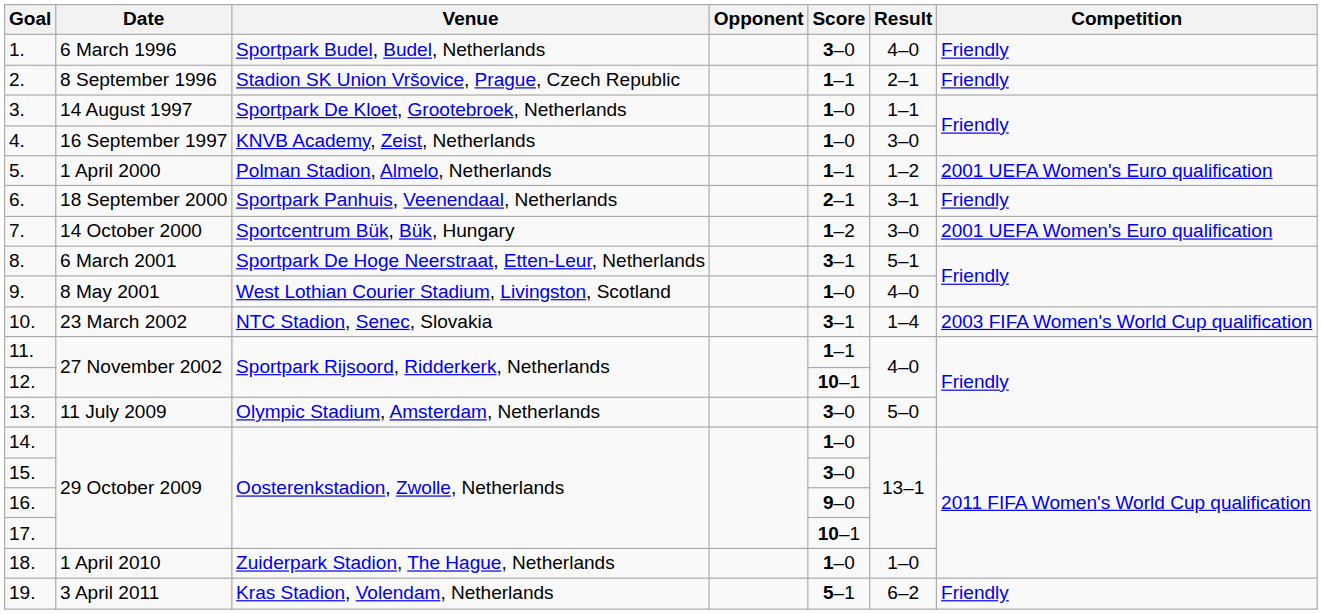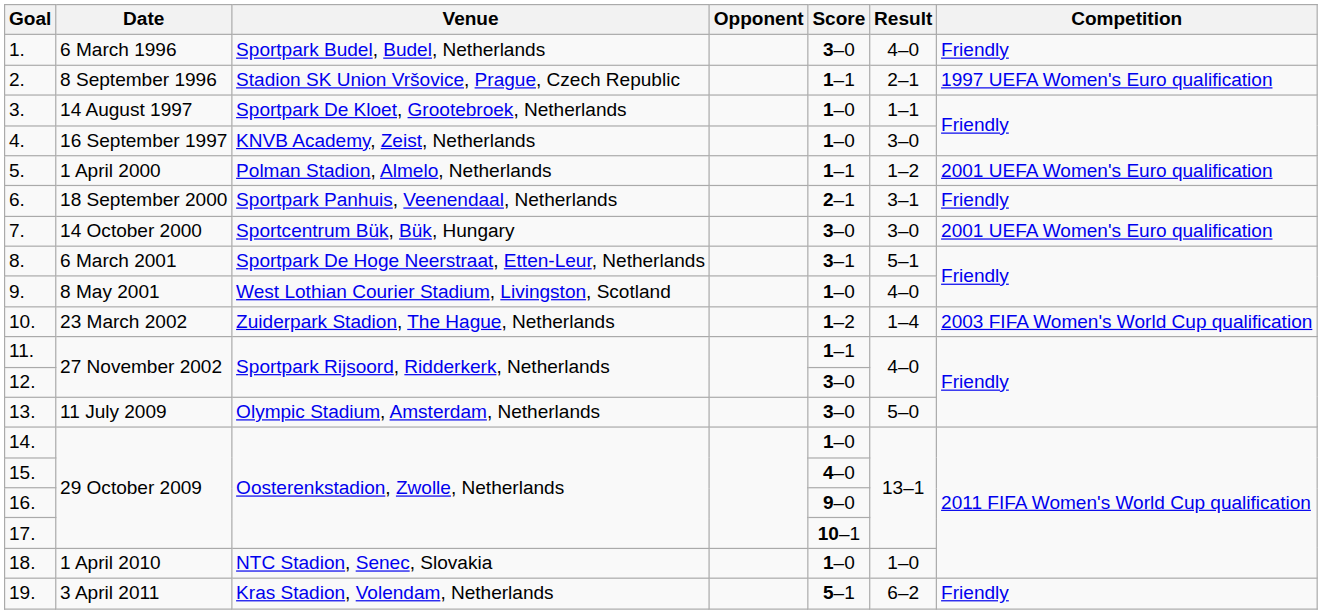(975, 79) Friendly -> (1107, 79) 1997 UEFA Women's Euro qualification
(839, 230) 1–2 -> (839, 230) 3–0
(364, 321) NTC Stadion, Senec, Slovakia -> (425, 321) Zuiderpark Stadion, The Hague, Netherlands
(839, 321) 3–1 -> (839, 321) 1–2
(839, 381) 10–1 -> (839, 381) 3–0
(839, 472) 3–0 -> (839, 472) 4–0
(425, 563) Zuiderpark Stadion, The Hague, Netherlands -> (364, 563) NTC Stadion, Senec, Slovakia
